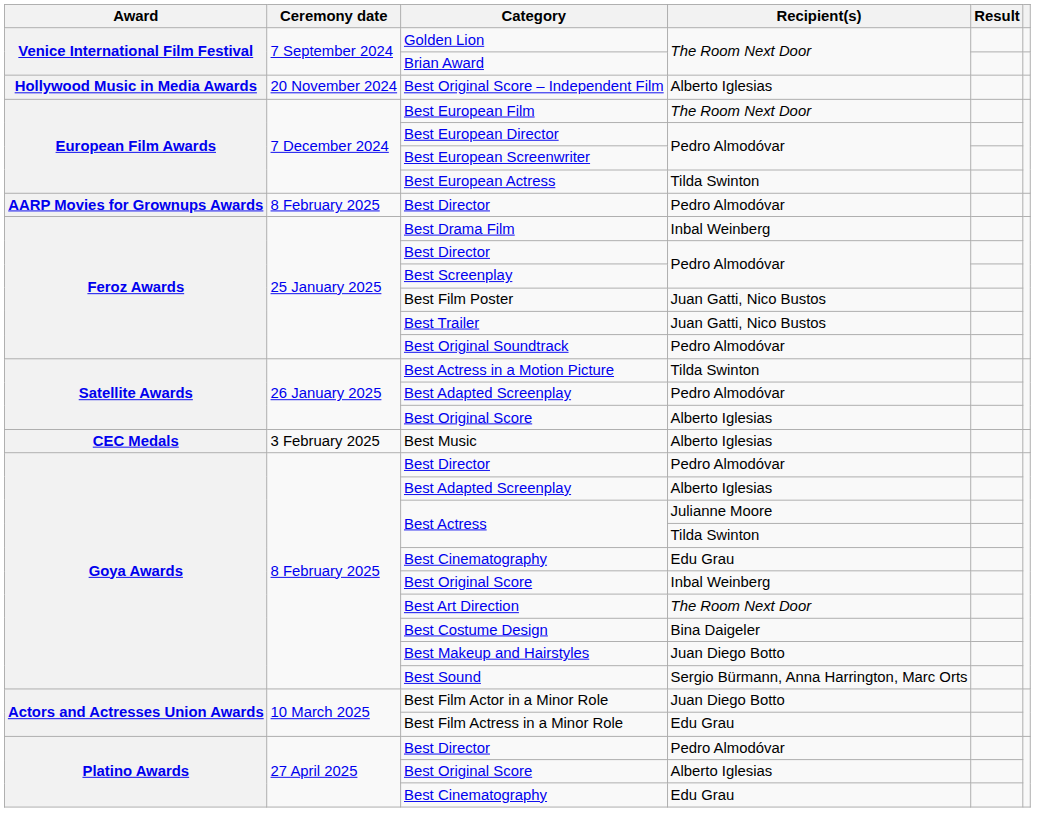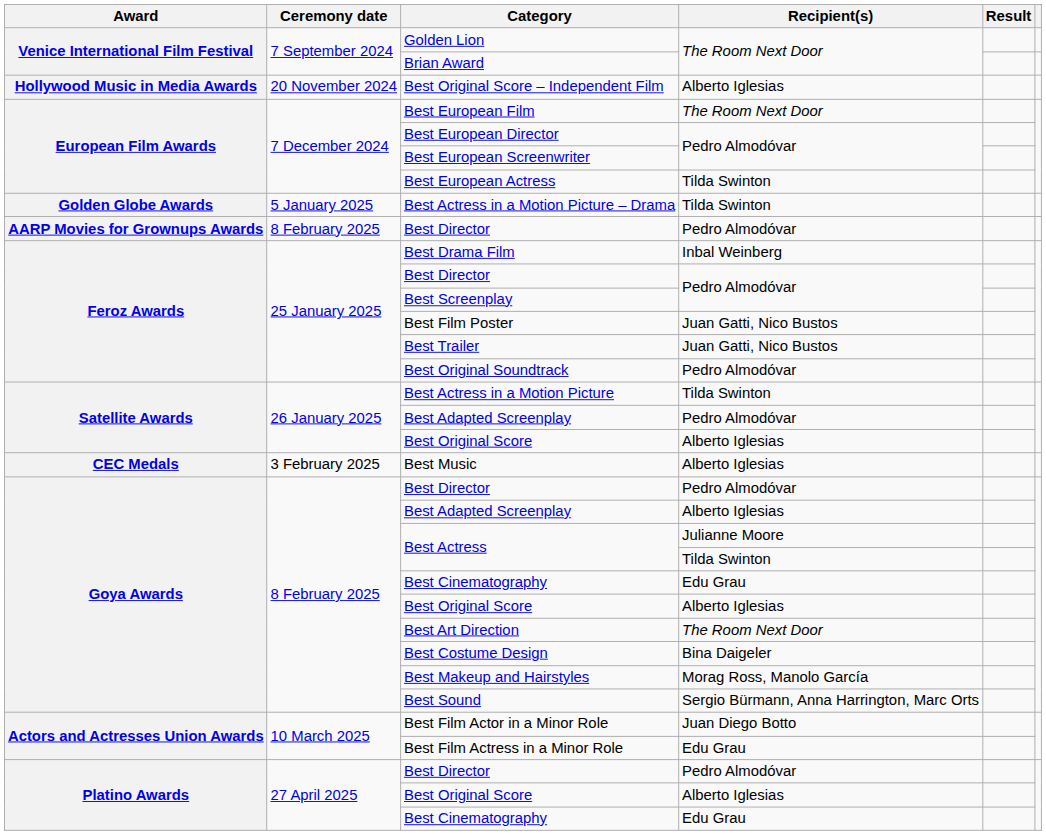+ row: (136, 205)
(720, 582) Inbal Weinberg -> (733, 606) Alberto Iglesias
(728, 653) Juan Diego Botto -> (775, 677) Morag Ross, Manolo García
